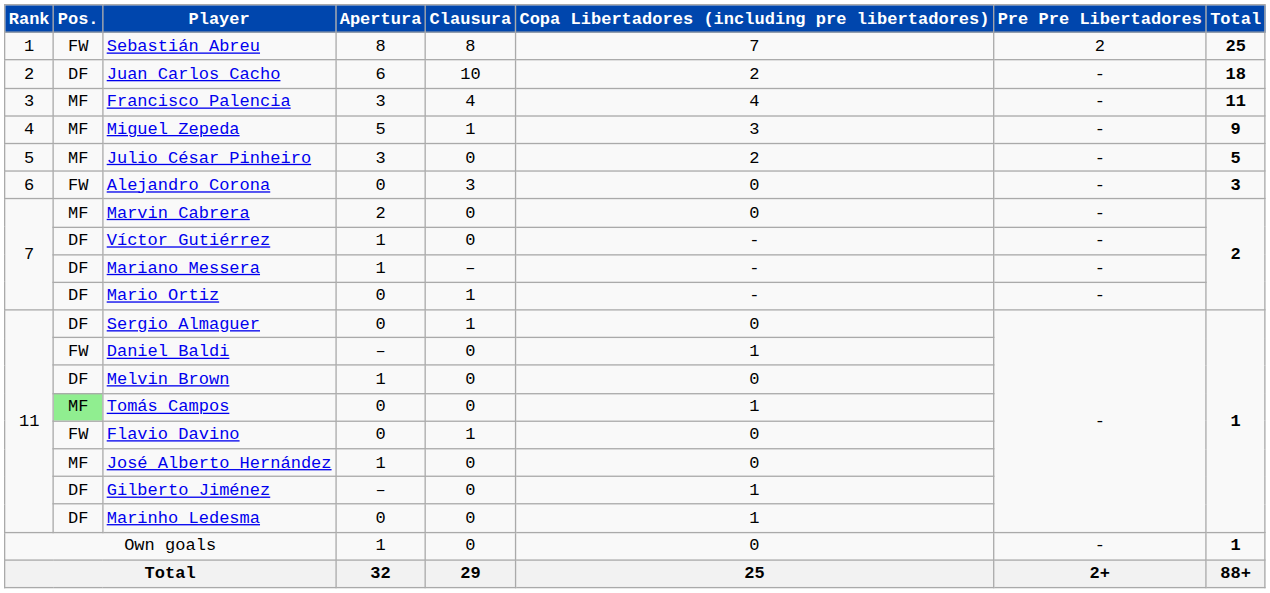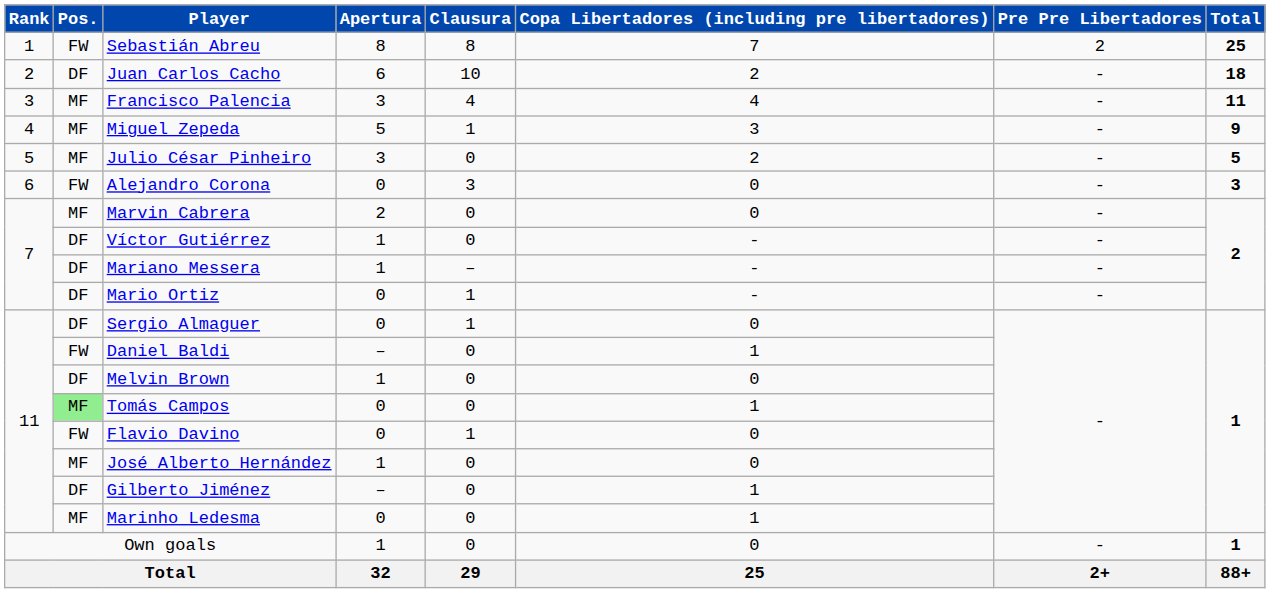(78, 518) DF -> (78, 518) MF
